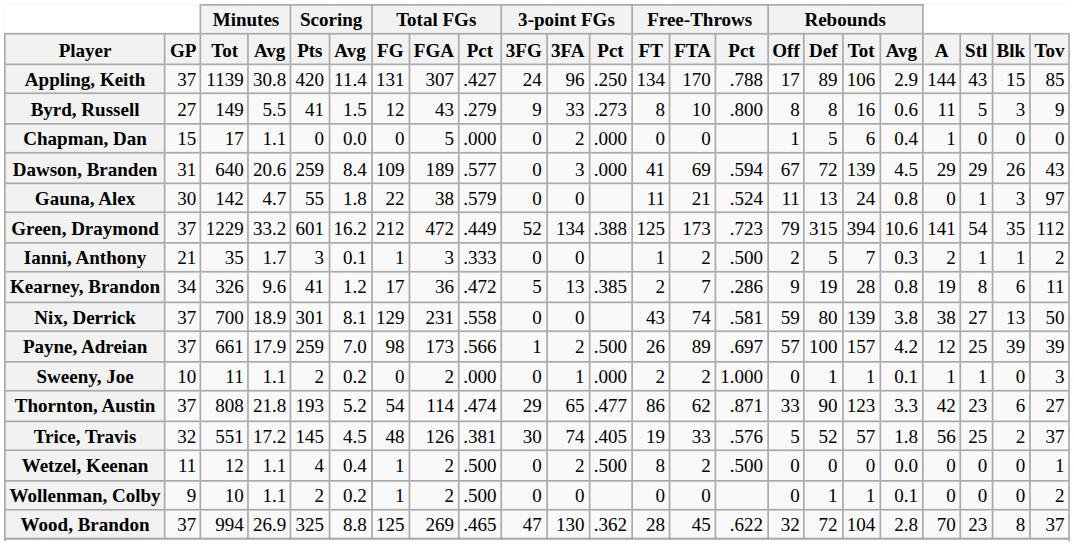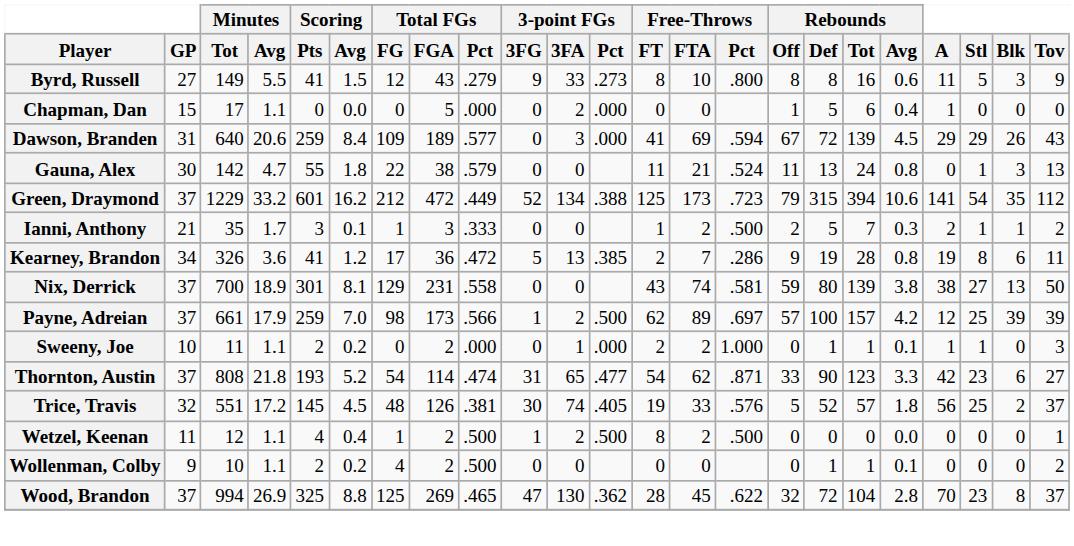- row: (85, 79)
(1055, 198) 97 -> (1055, 168) 13
(274, 287) 9.6 -> (274, 257) 3.6
(655, 347) 26 -> (655, 317) 62
(532, 406) 29 -> (532, 376) 31
(655, 406) 86 -> (655, 376) 54
(537, 465) 0 -> (537, 436) 1
(400, 495) 1 -> (400, 465) 4
